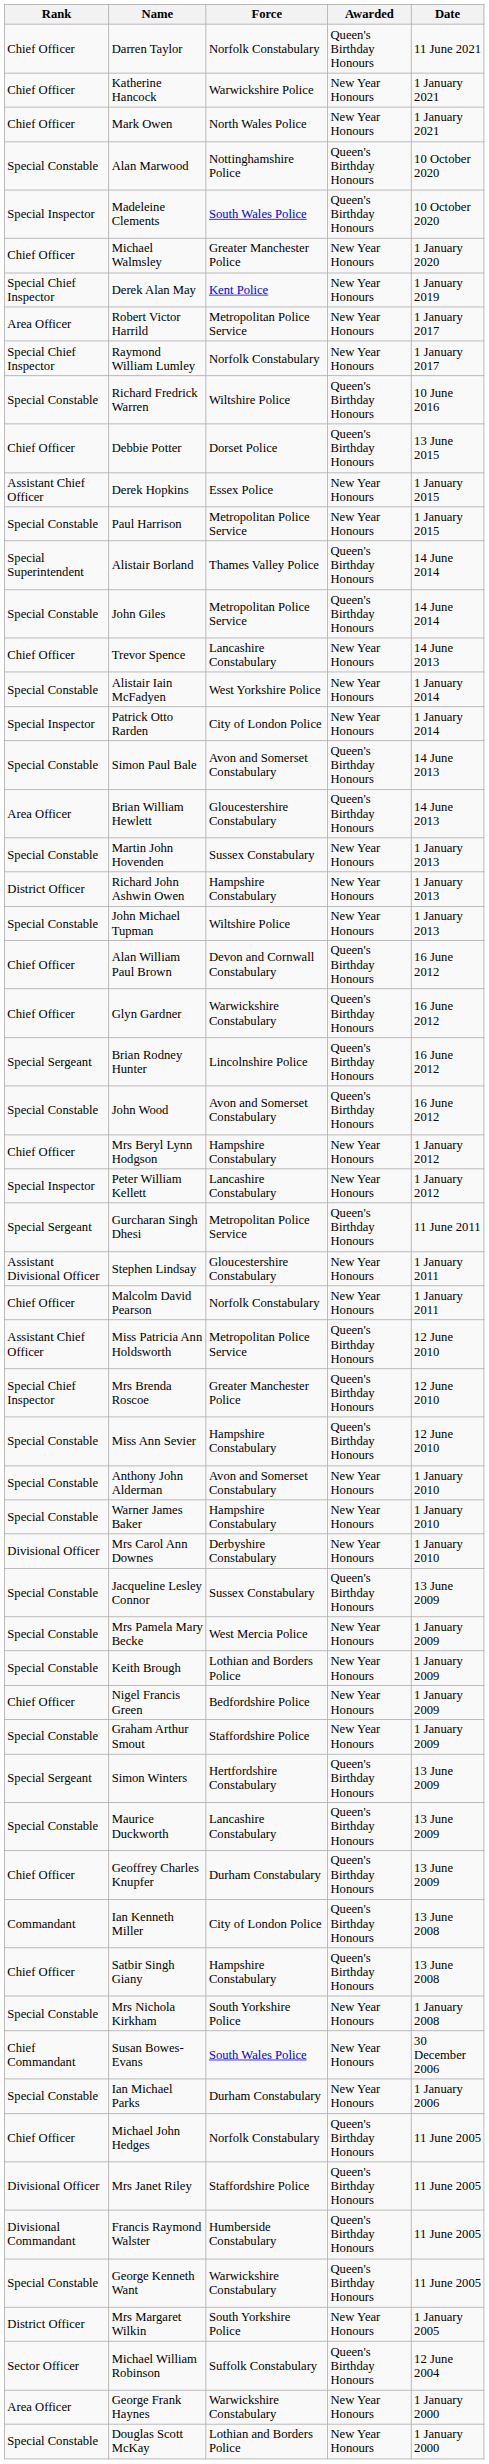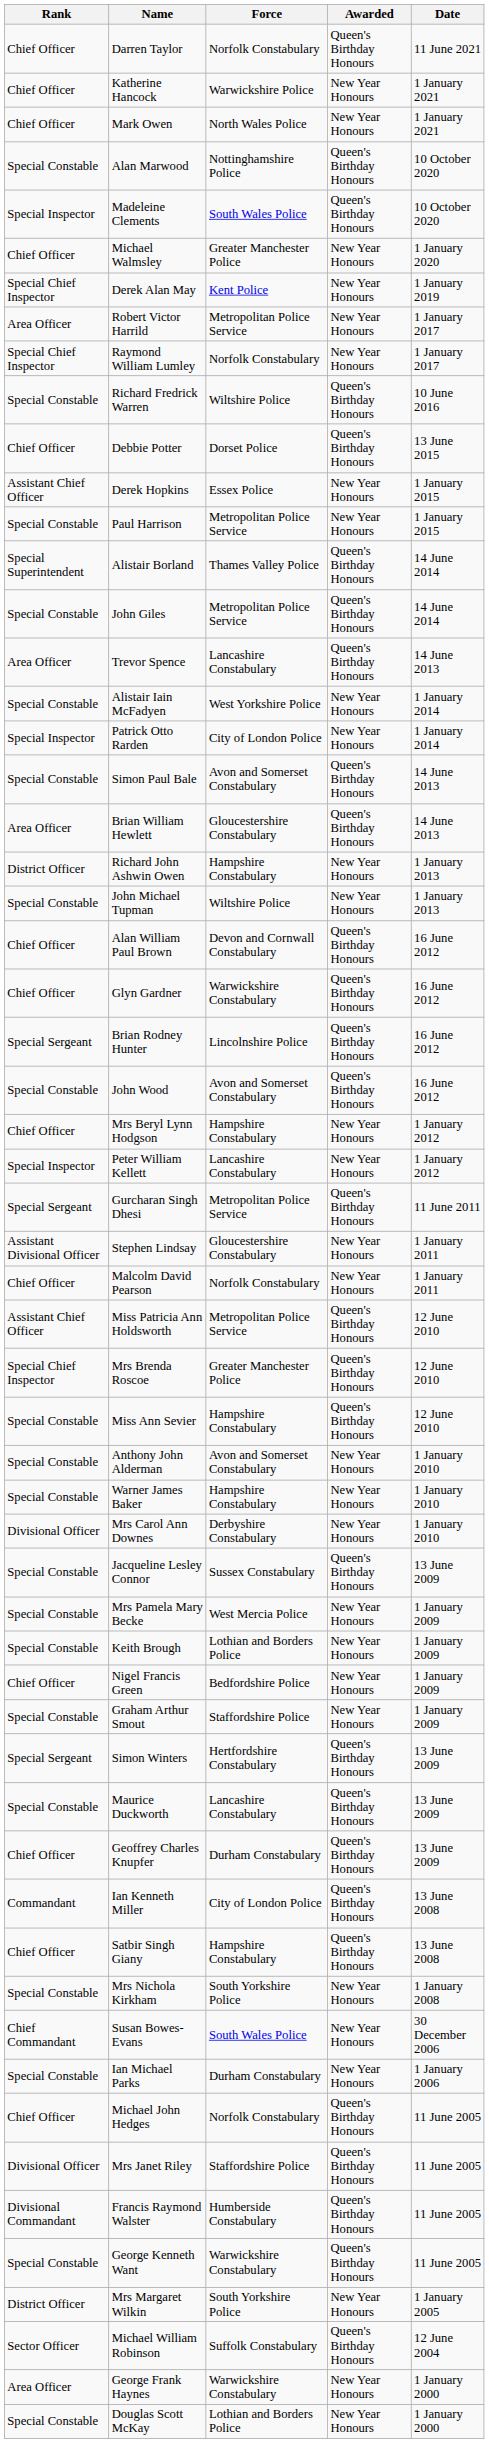(41, 655) Chief Officer -> (39, 662) Area Officer
(355, 655) New Year Honours -> (353, 662) Queen's Birthday Honours
- row: (142, 854)
